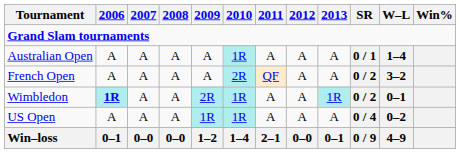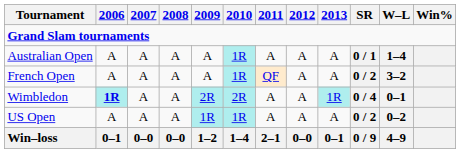(239, 76) 2R -> (239, 76) 1R
(239, 96) 1R -> (239, 96) 2R
(365, 96) 0 / 2 -> (365, 96) 0 / 4
(365, 117) 0 / 4 -> (365, 117) 0 / 2
